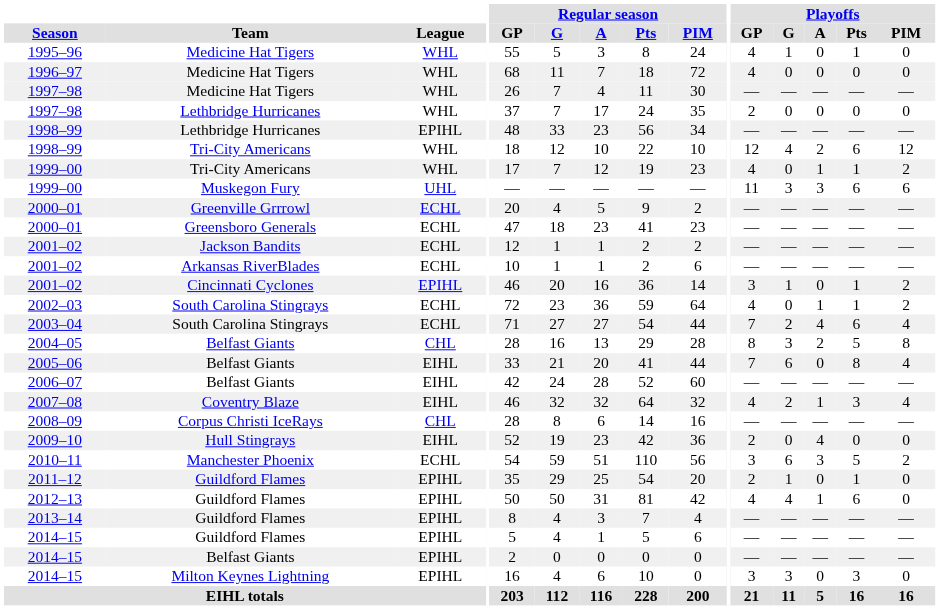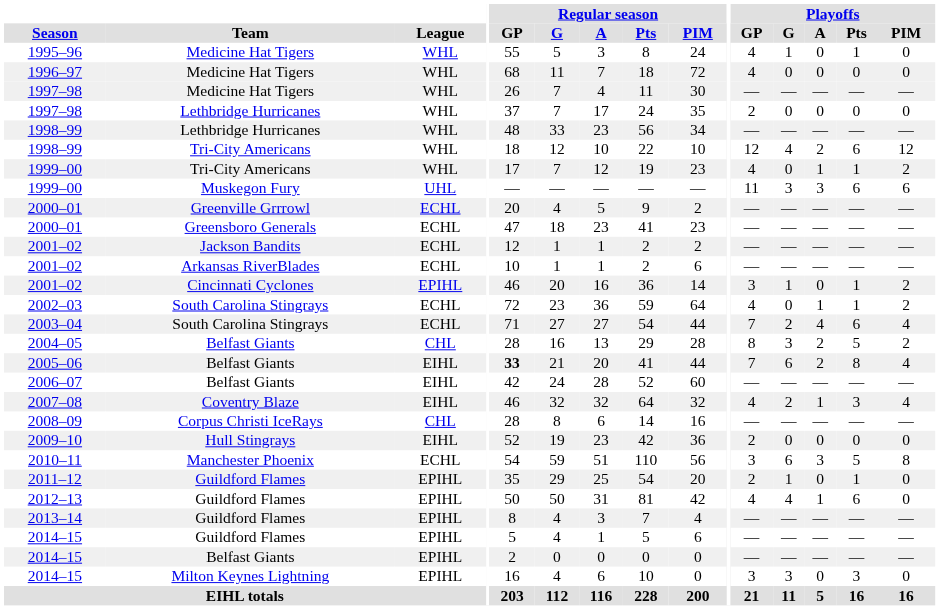(440, 130) EPIHL -> (440, 130) WHL
(906, 343) 8 -> (906, 343) 2
(512, 362) normal -> (512, 362) bold
(820, 362) 0 -> (820, 362) 2
(820, 440) 4 -> (820, 440) 0
(906, 459) 2 -> (906, 459) 8
